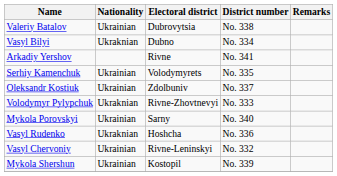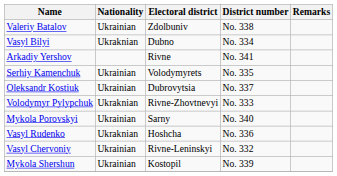(171, 27) Dubrovytsia -> (168, 27) Zdolbuniv
(168, 88) Zdolbuniv -> (171, 88) Dubrovytsia
